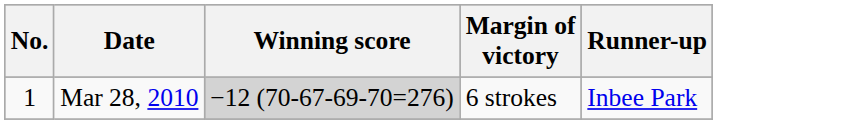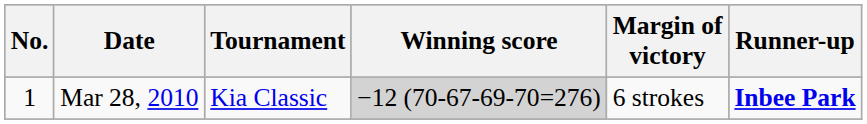+ column: (278, 40)
(642, 98) normal -> (795, 98) bold
